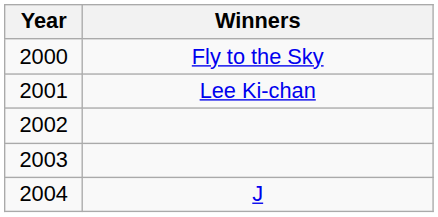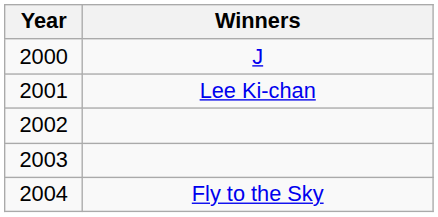(258, 56) Fly to the Sky -> (258, 56) J
(258, 194) J -> (258, 194) Fly to the Sky
